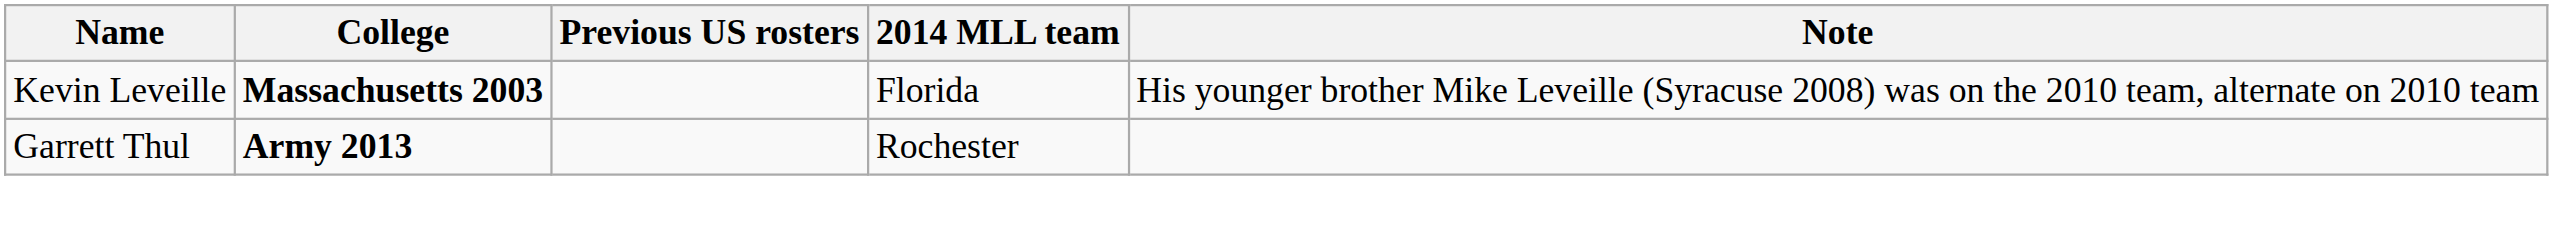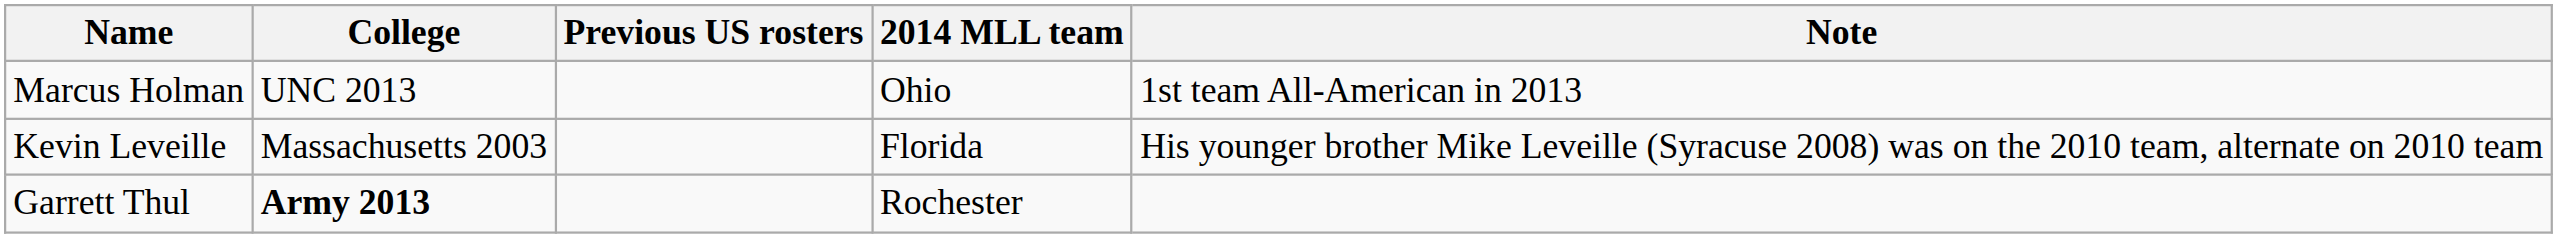+ row: (129, 89)
(393, 89) bold -> (404, 145) normal
